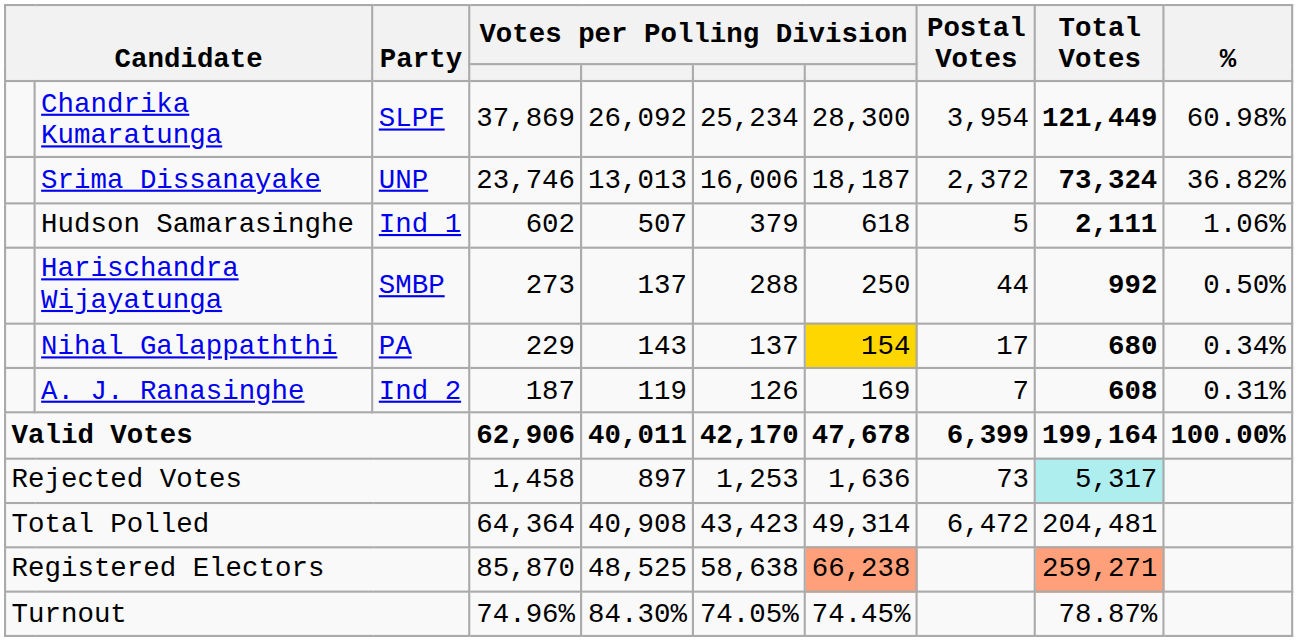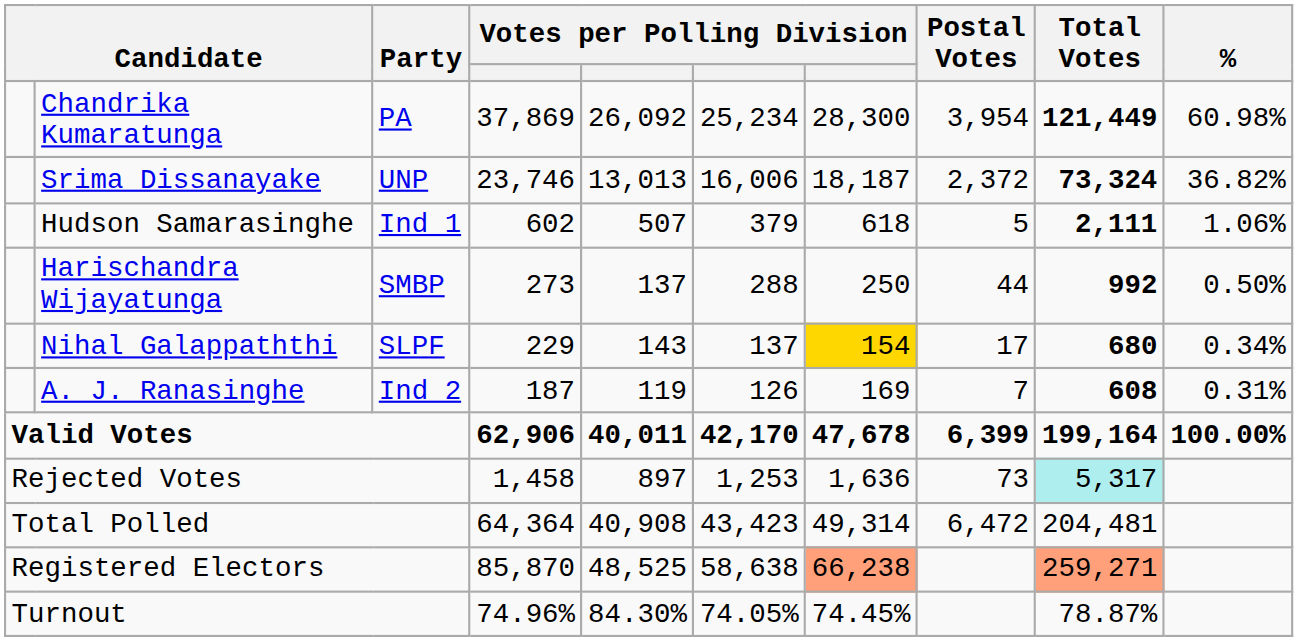(412, 120) SLPF -> (395, 120) PA
(395, 346) PA -> (412, 346) SLPF
